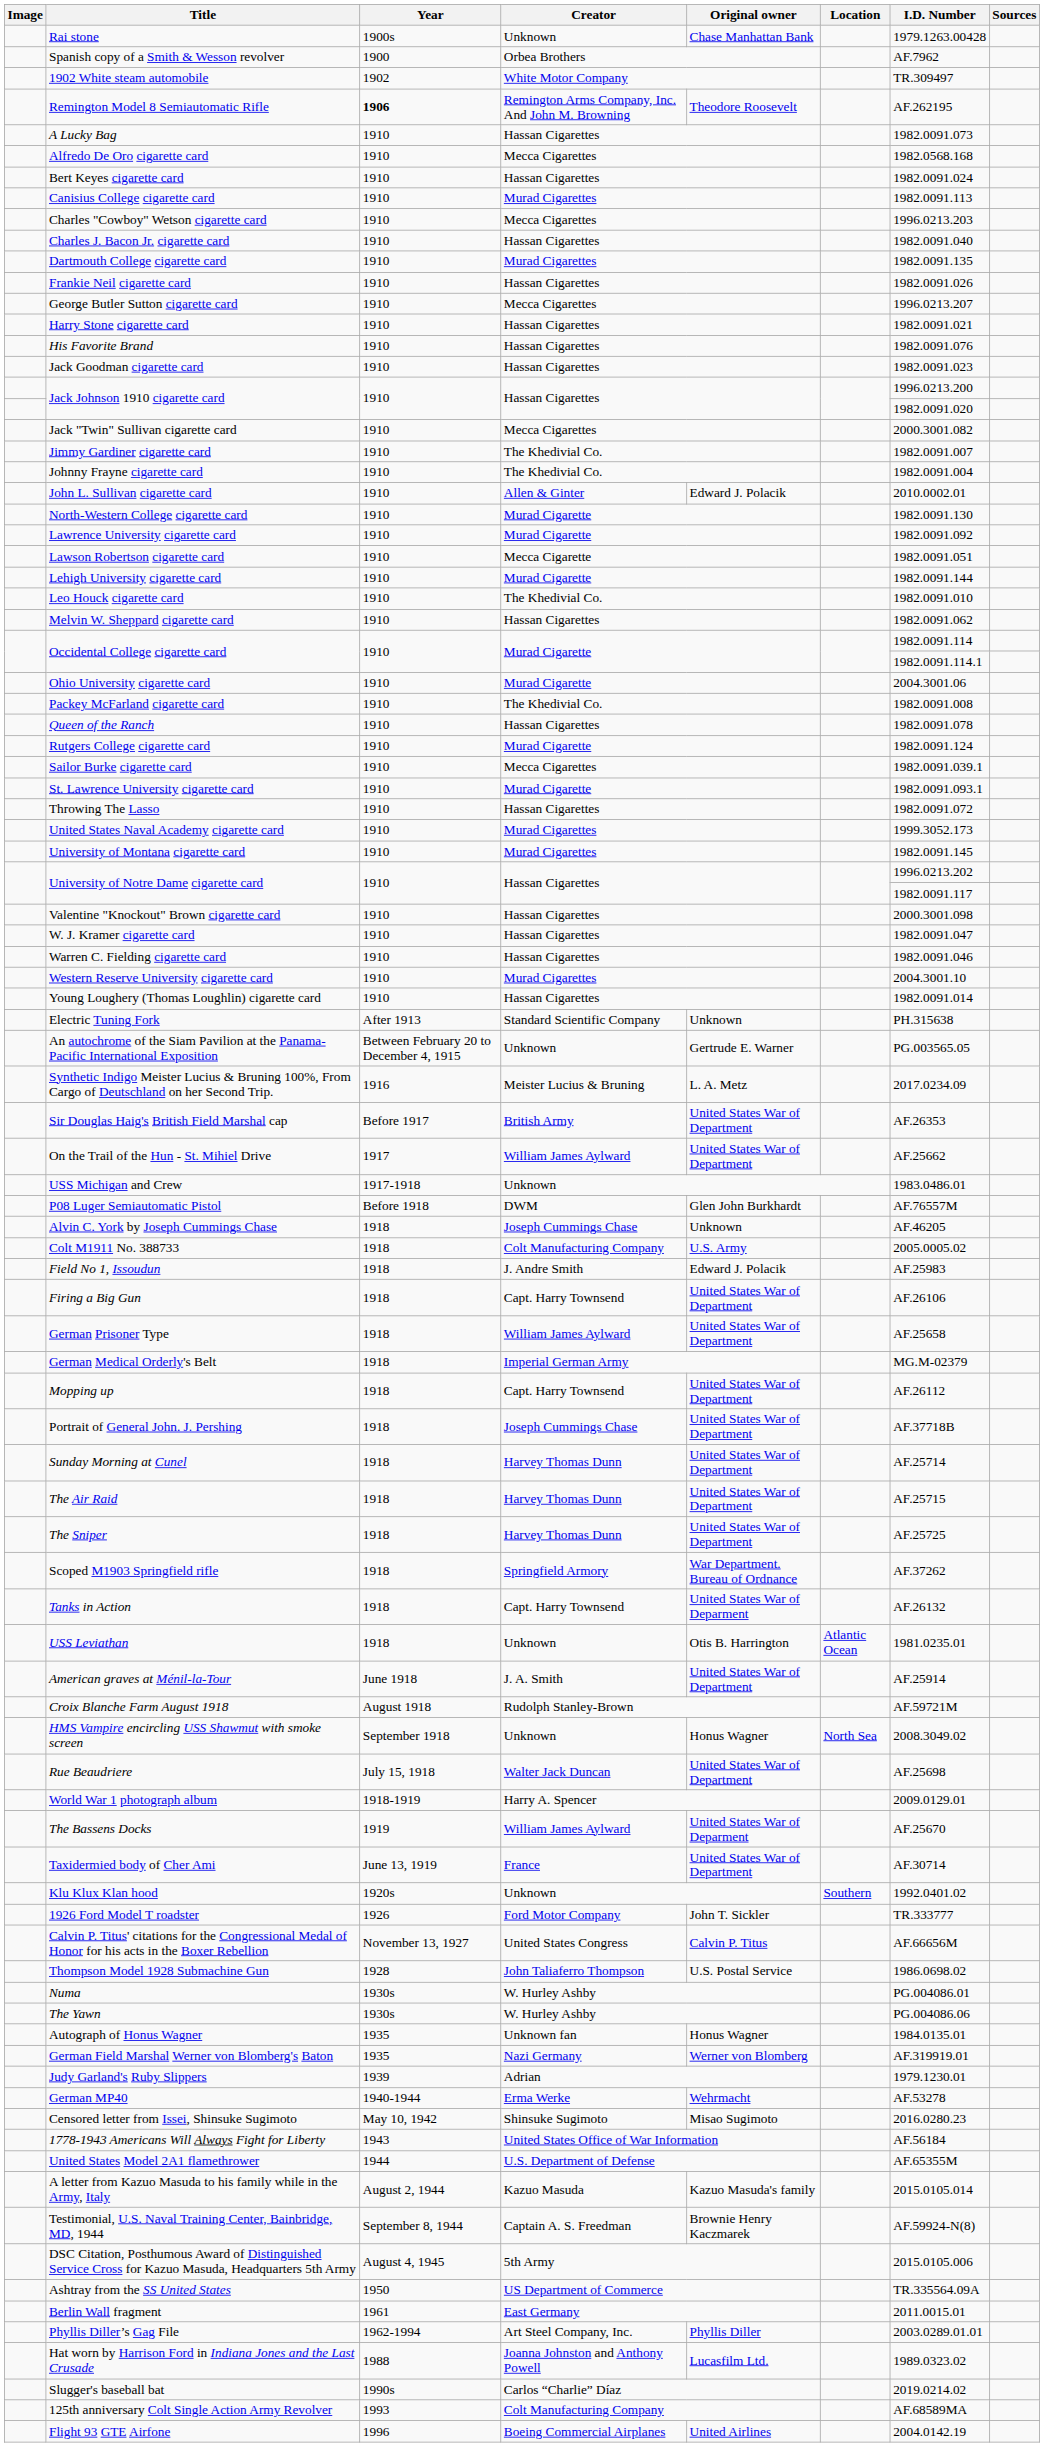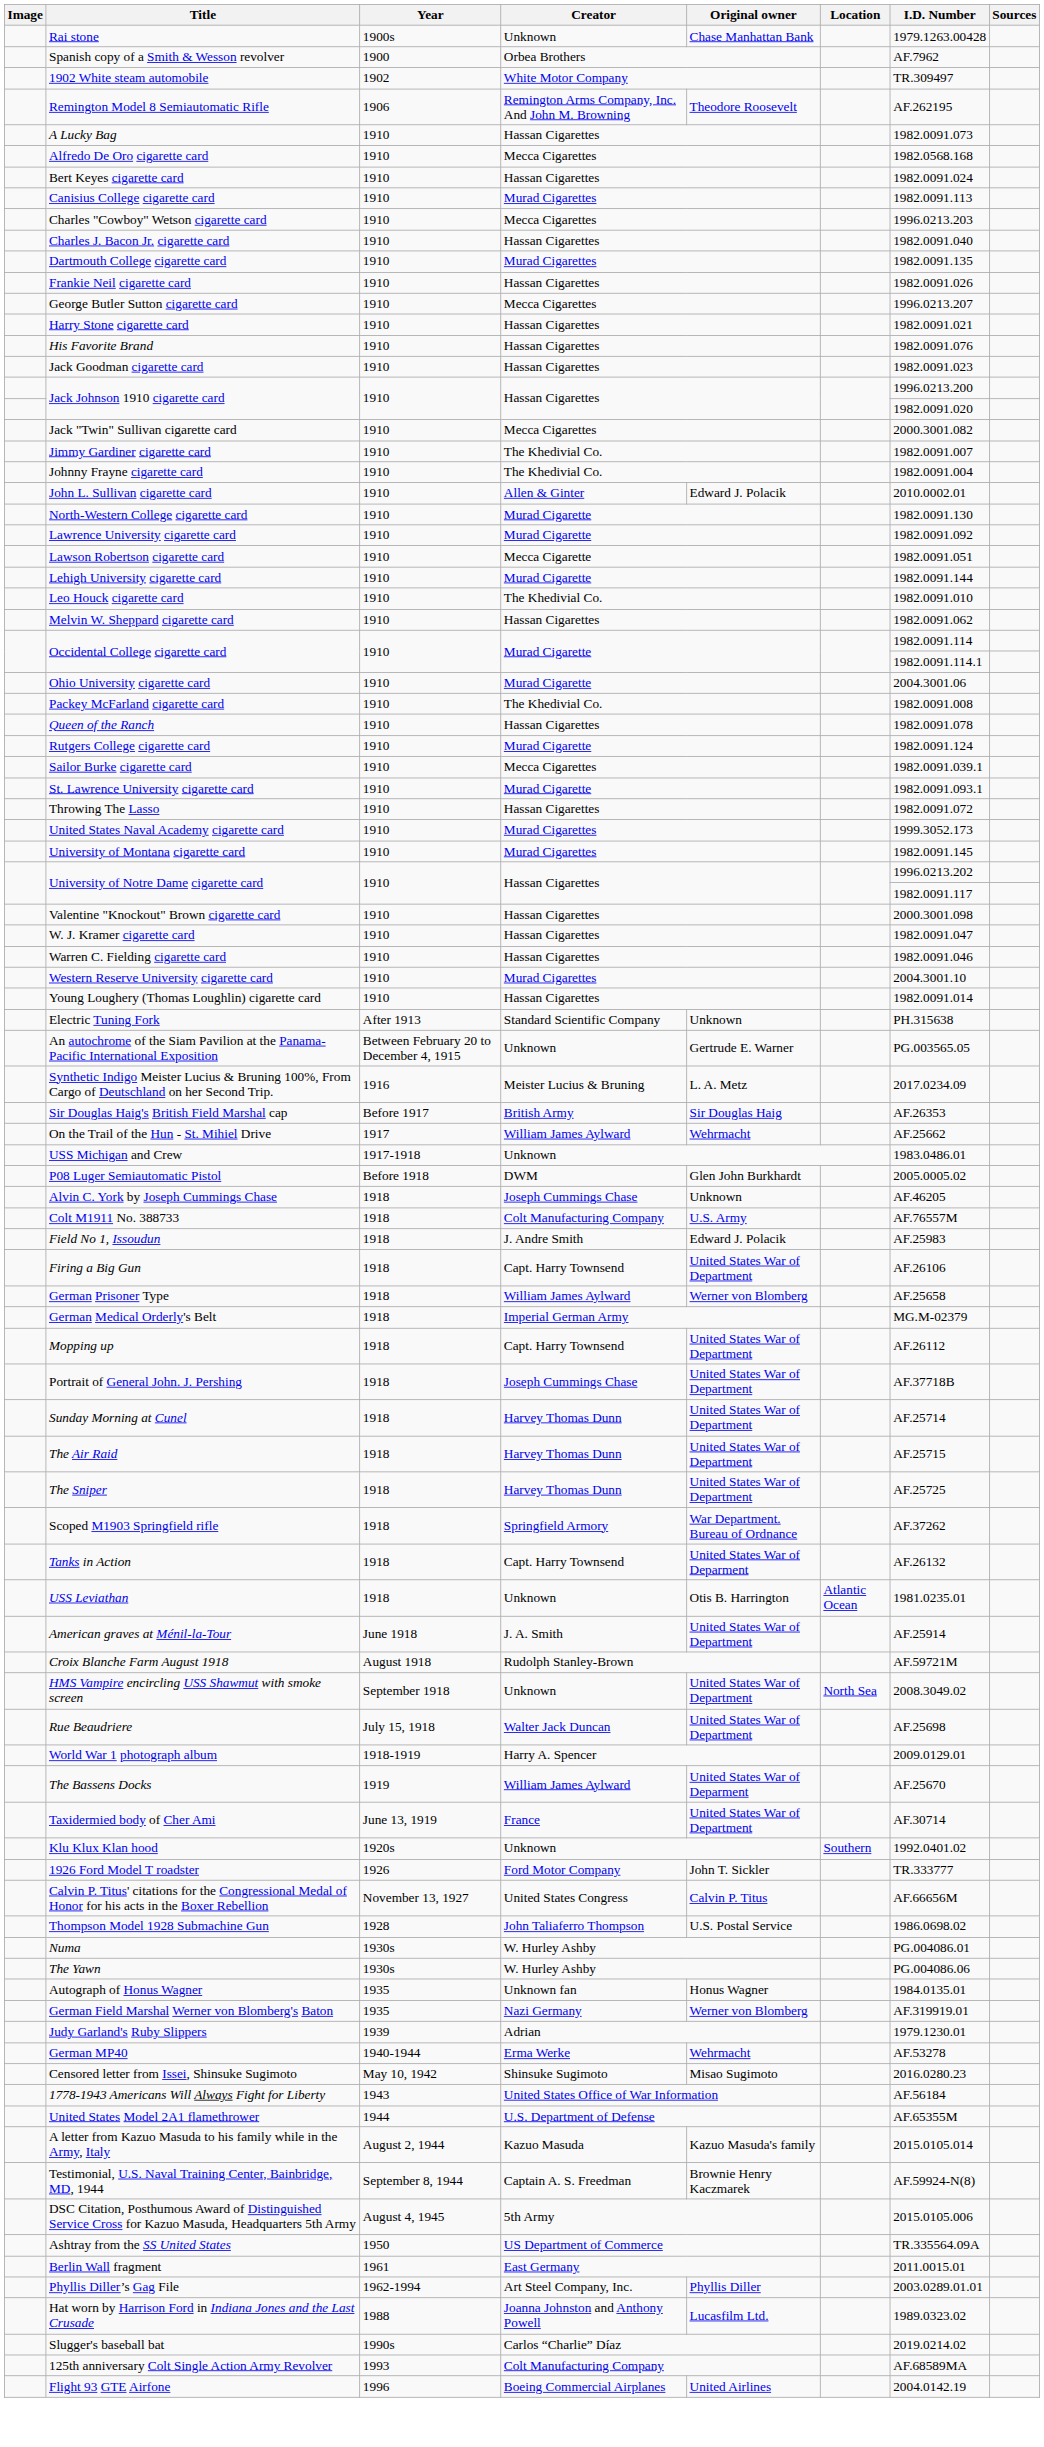(376, 106) bold -> (376, 106) normal
(745, 1120) United States War of Department -> (736, 1112) Sir Douglas Haig
(745, 1156) United States War of Department -> (720, 1133) Wehrmacht
(925, 1205) AF.76557M -> (930, 1176) 2005.0005.02
(930, 1248) 2005.0005.02 -> (925, 1218) AF.76557M
(745, 1333) United States War of Department -> (749, 1296) Werner von Blomberg
(729, 1735) Honus Wagner -> (745, 1691) United States War of Department
